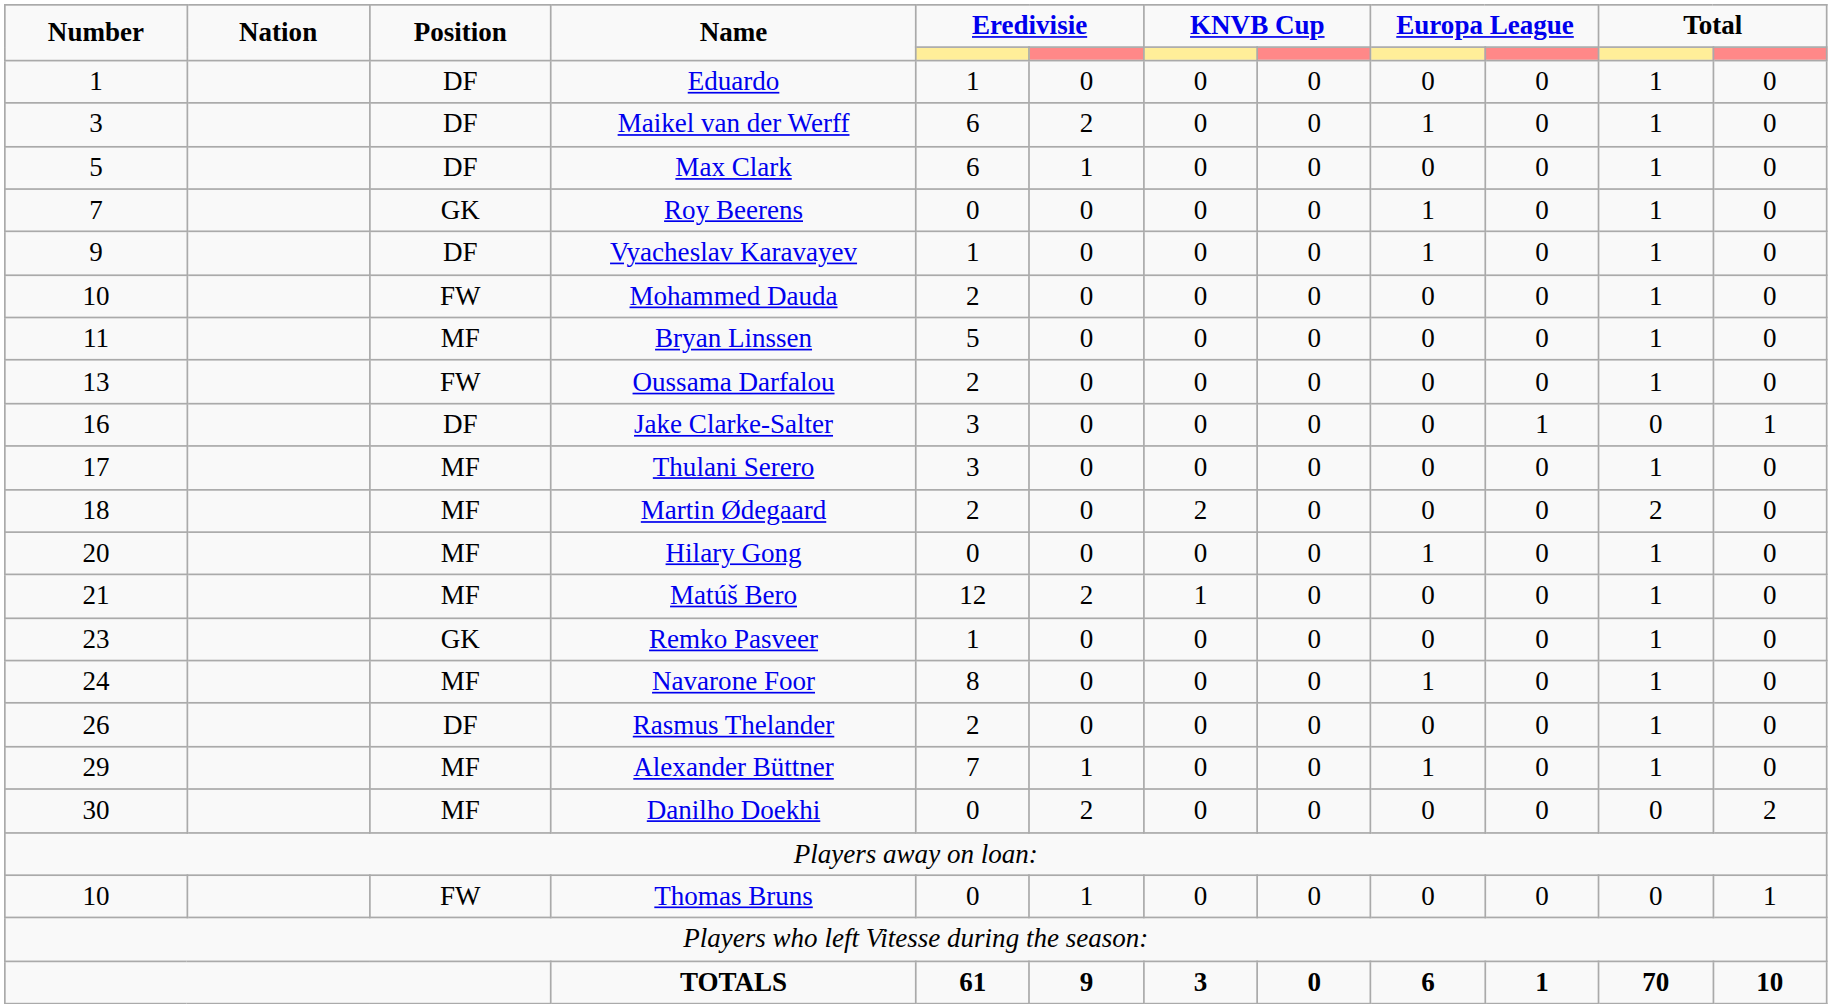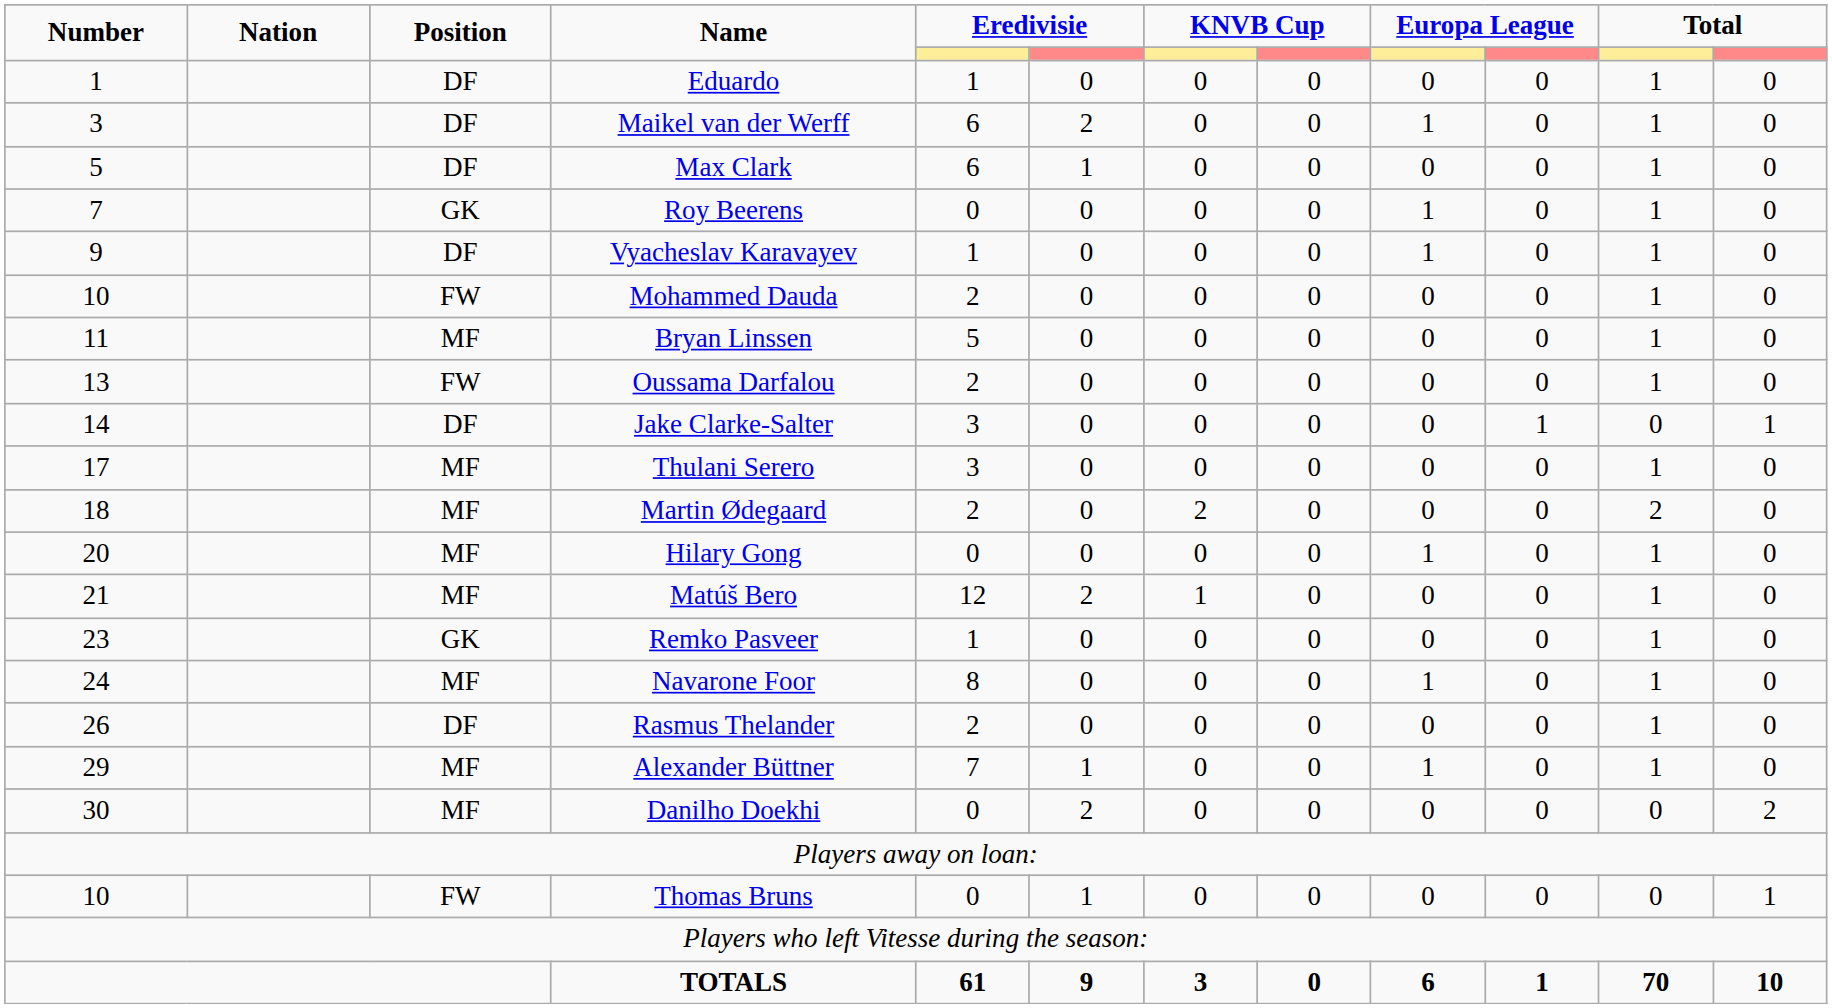(96, 424) 16 -> (96, 424) 14
